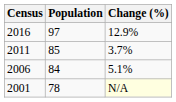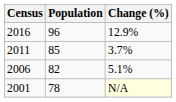(54, 32) 97 -> (54, 32) 96
(54, 69) 84 -> (54, 69) 82
